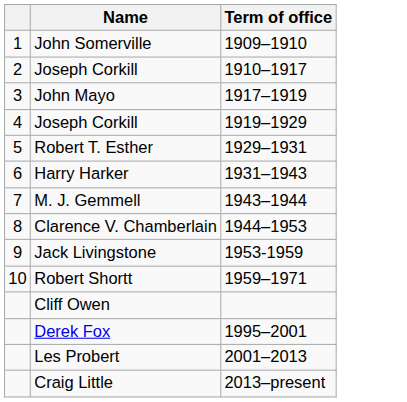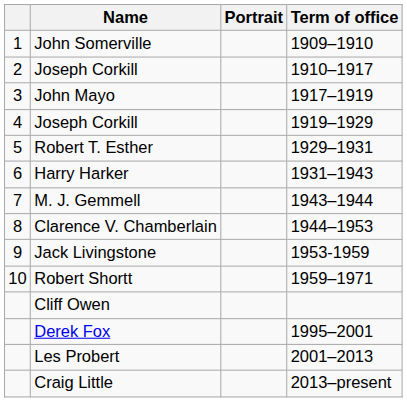+ column: (254, 17)
